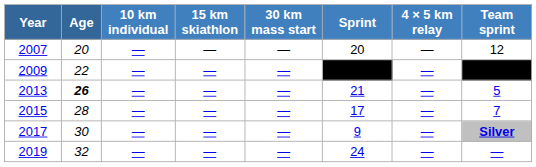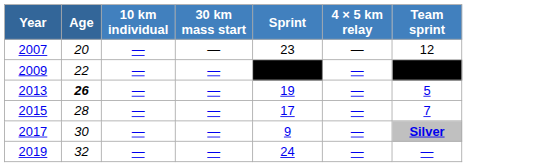- column: (210, 22)
(357, 50) 20 -> (288, 50) 23
(357, 91) 21 -> (288, 91) 19
